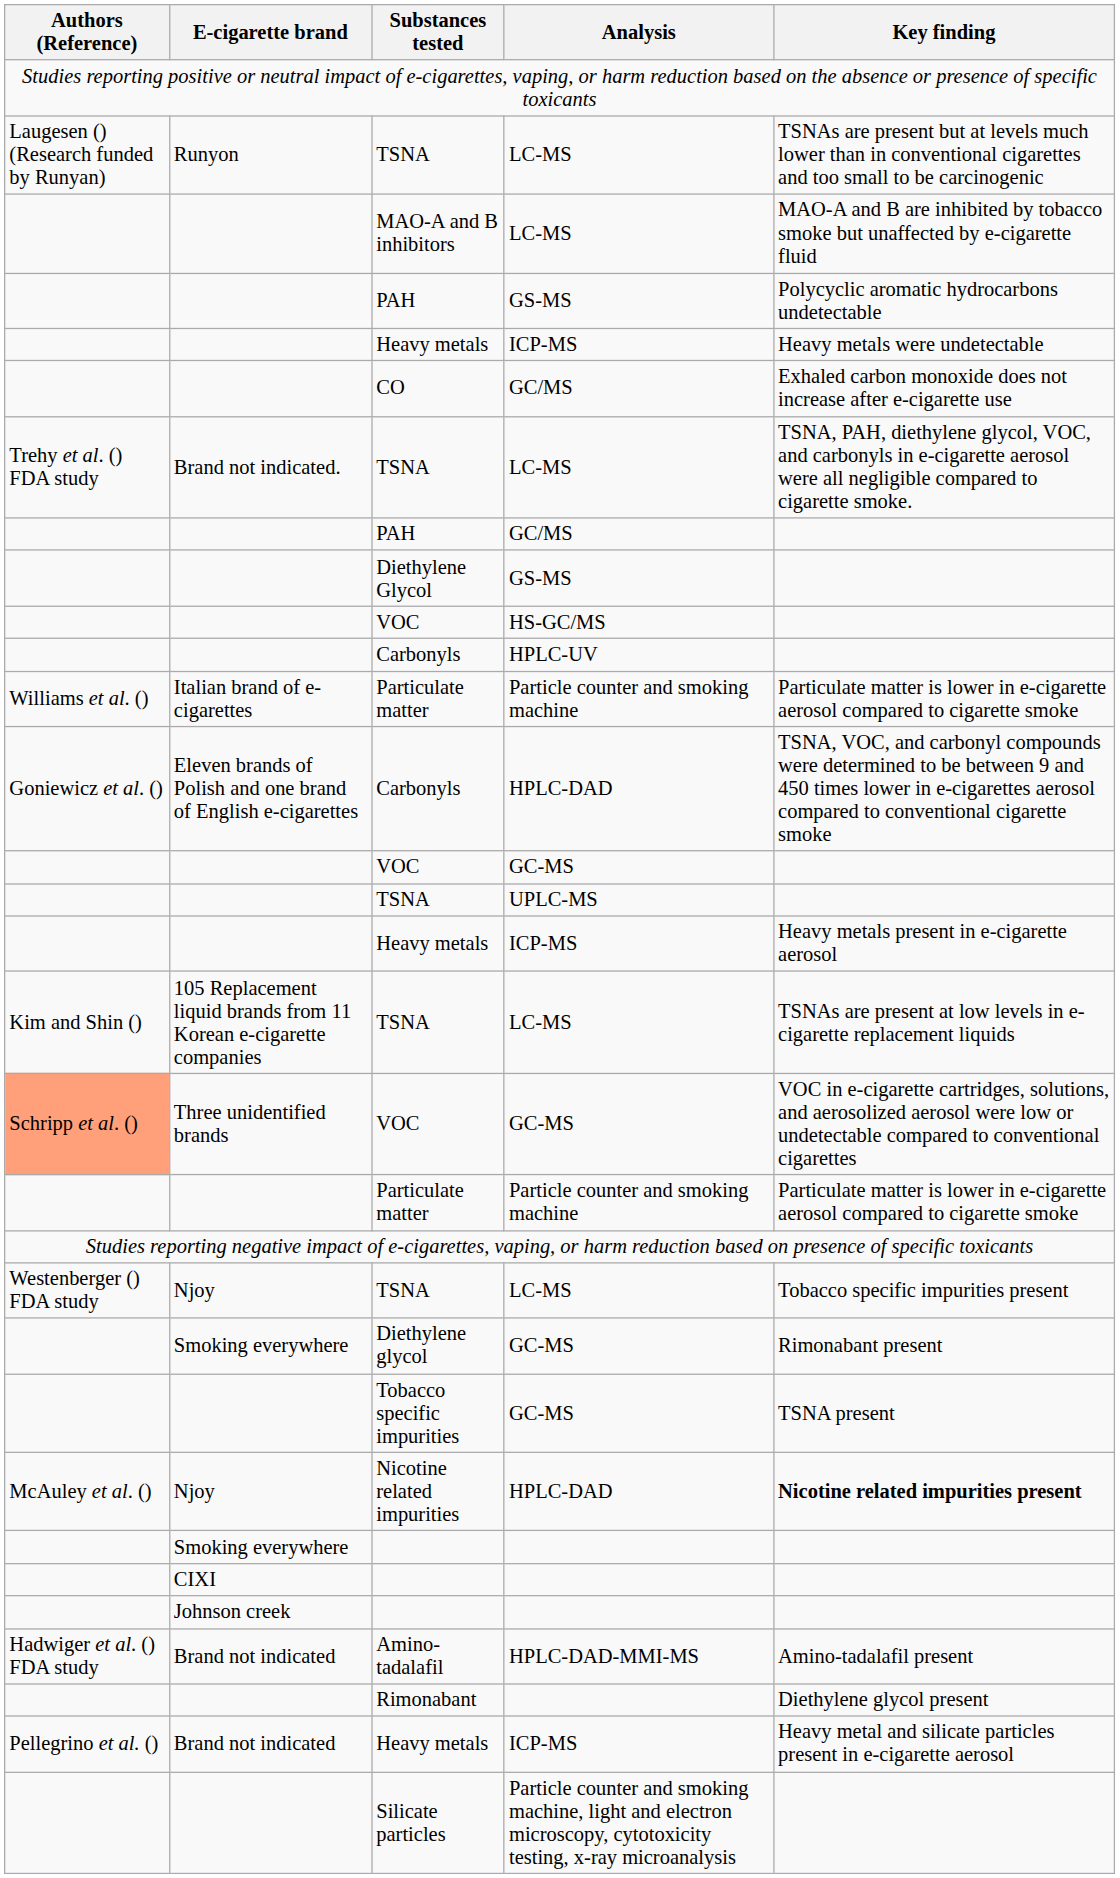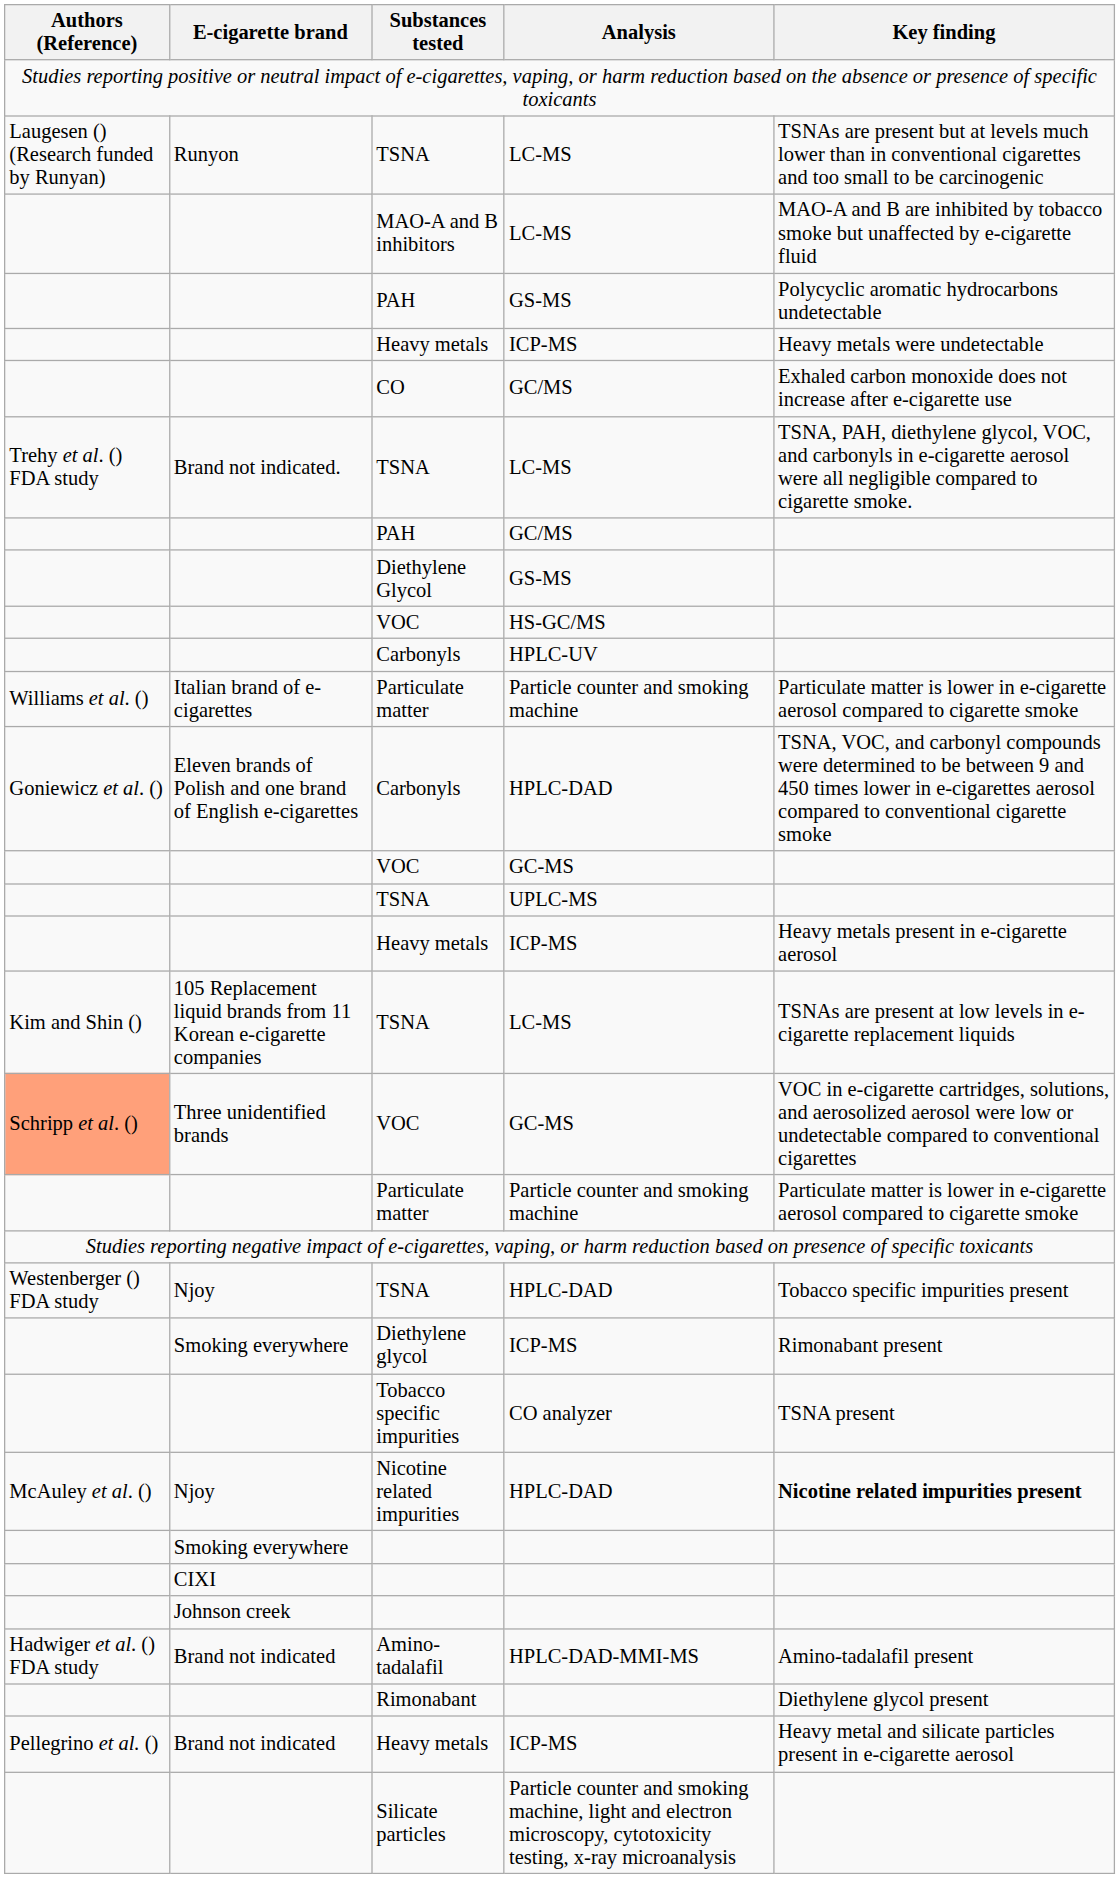(540, 1290) LC-MS -> (561, 1290) HPLC-DAD
(541, 1345) GC-MS -> (543, 1345) ICP-MS
(541, 1412) GC-MS -> (560, 1412) CO analyzer
